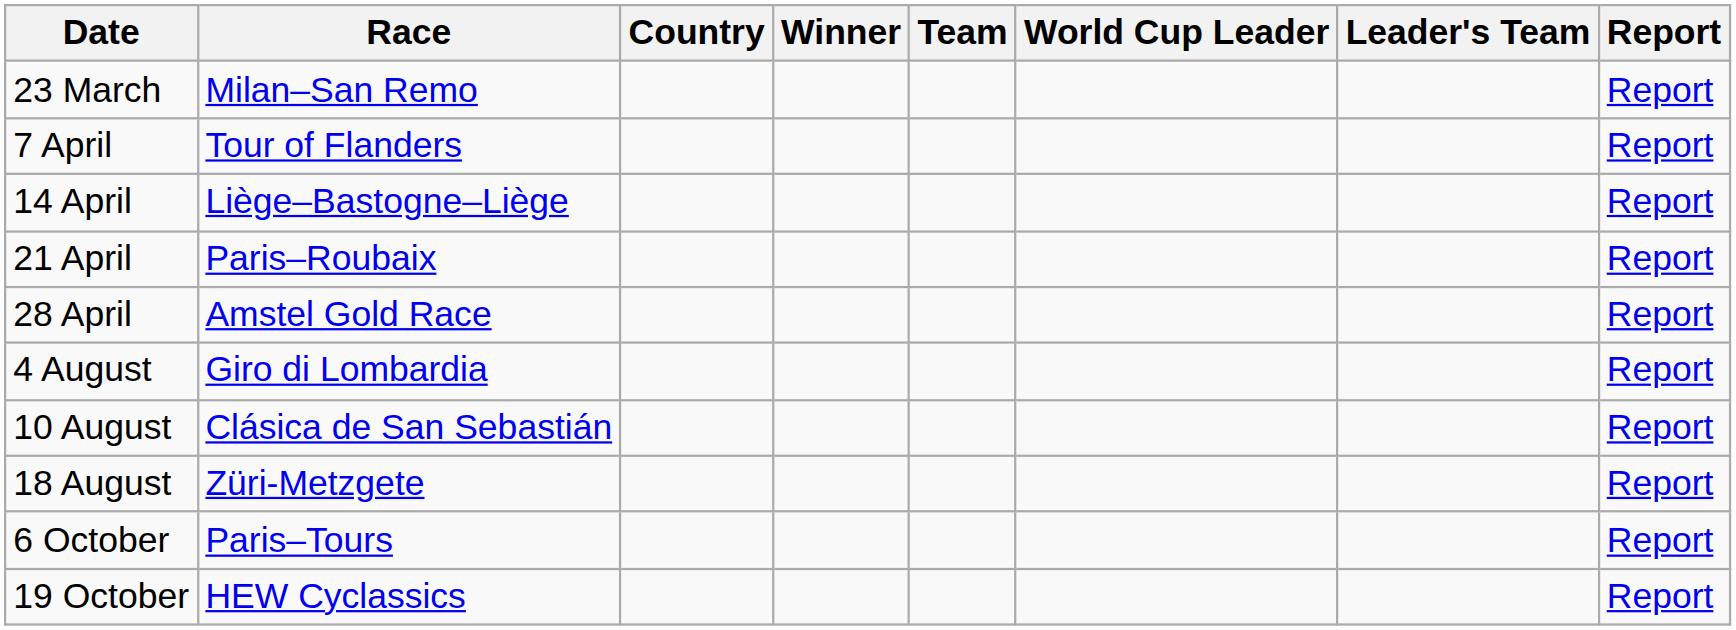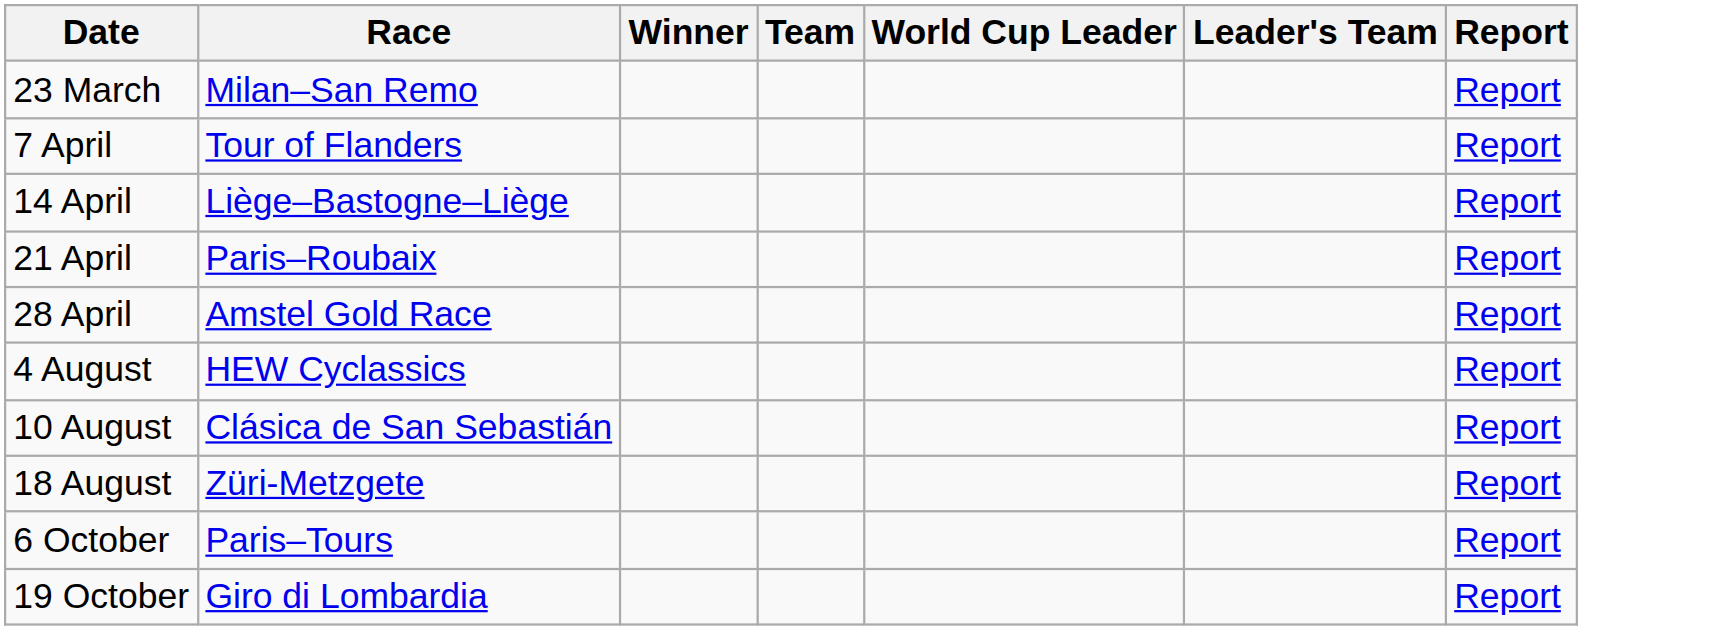- column: (697, 32)
(347, 370) Giro di Lombardia -> (336, 370) HEW Cyclassics
(336, 595) HEW Cyclassics -> (347, 595) Giro di Lombardia
